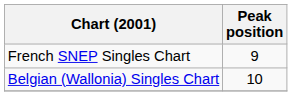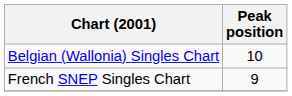rows swapped: (114, 79) <-> (99, 56)
